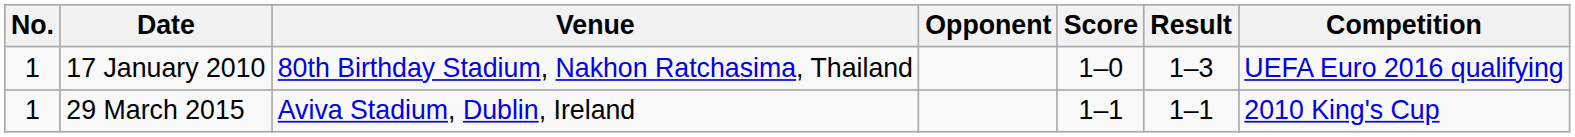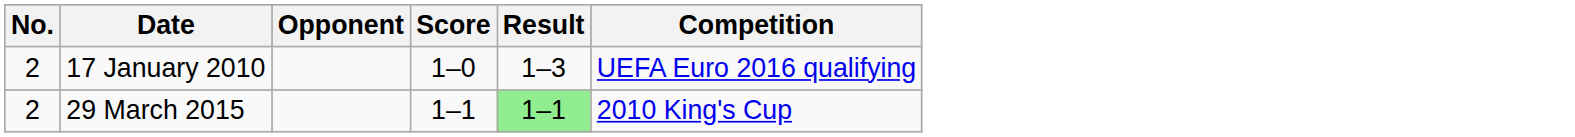- column: (595, 25)
(33, 68) 1 -> (33, 68) 2
(33, 110) 1 -> (33, 110) 2
(1191, 110) no background -> (544, 110) lightgreen background
